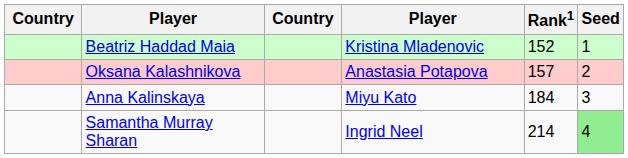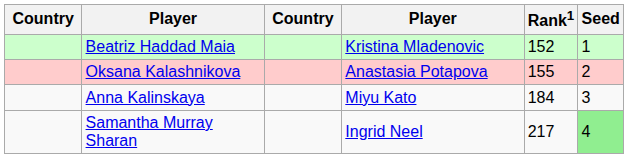(541, 72) 157 -> (541, 72) 155
(541, 132) 214 -> (541, 132) 217
